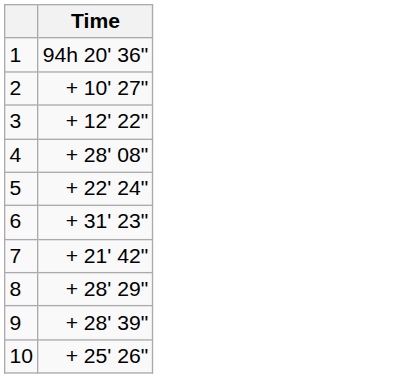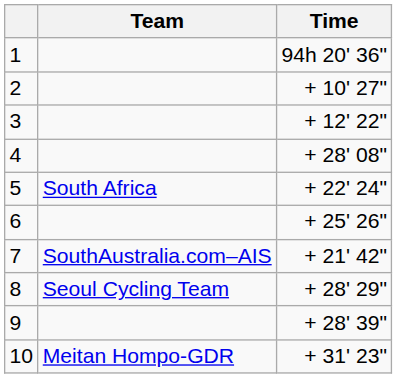+ column: (157, 21)
(107, 222) + 31' 23" -> (346, 222) + 25' 26"
(107, 356) + 25' 26" -> (346, 356) + 31' 23"
